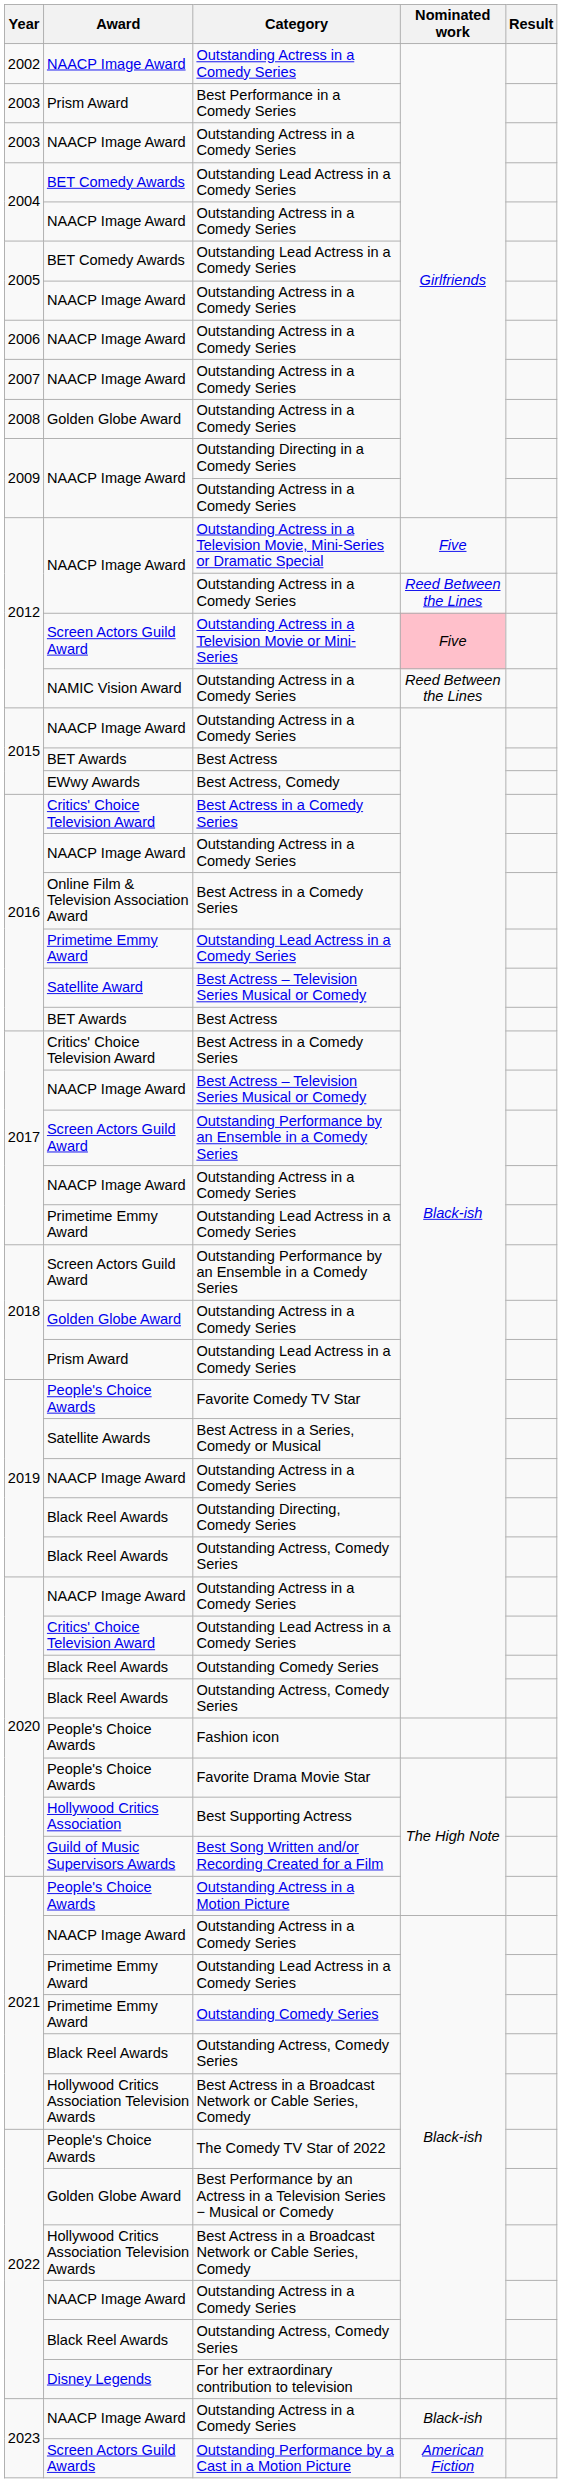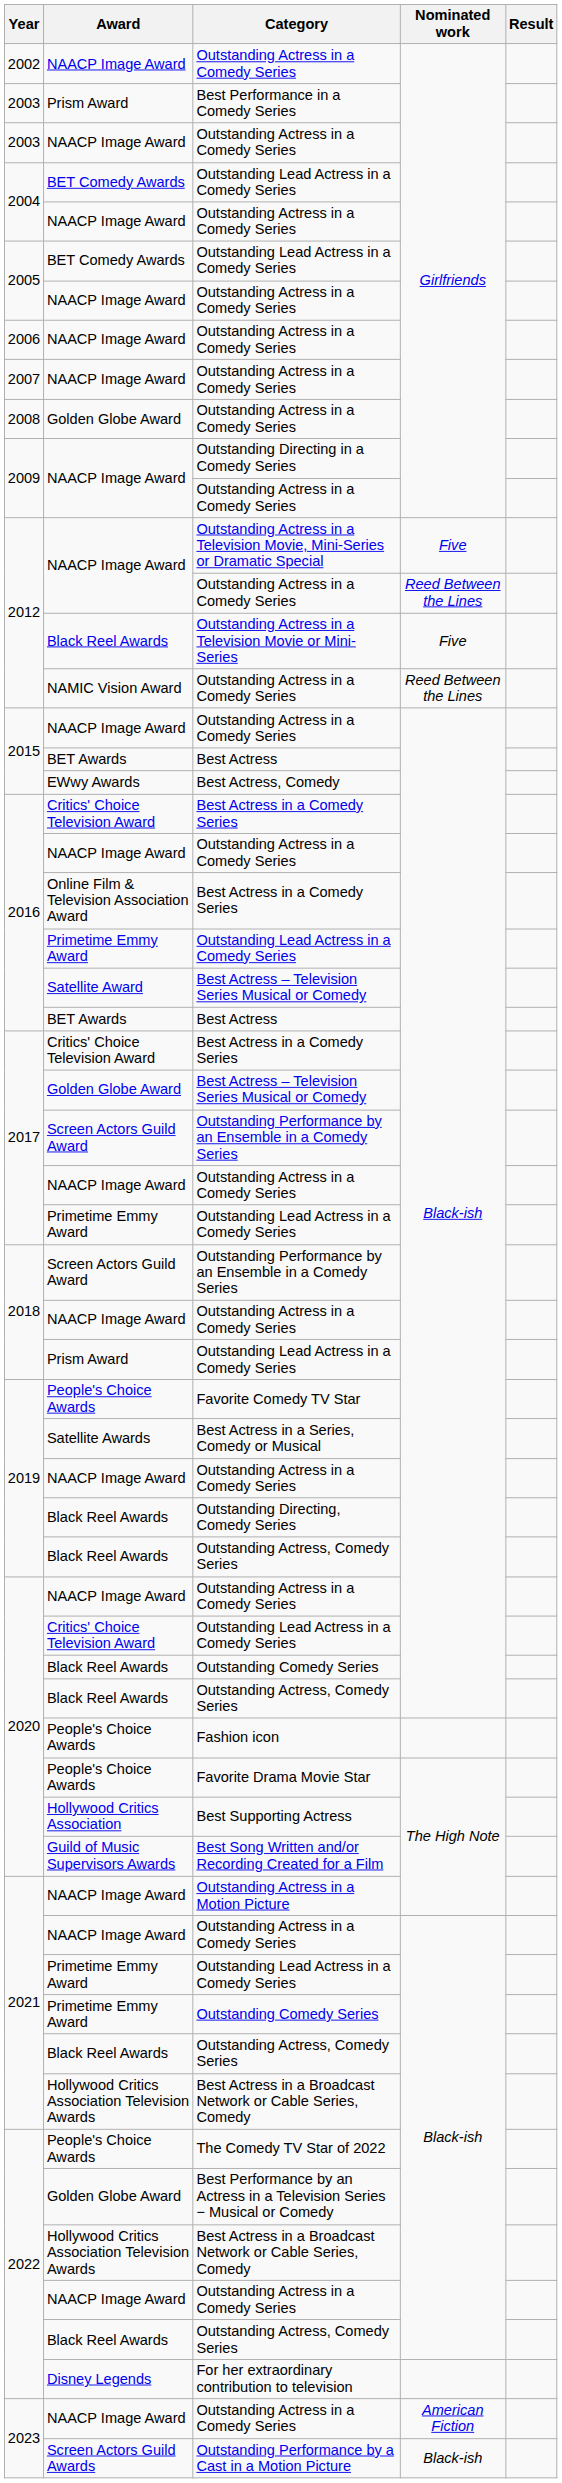(111, 640) Screen Actors Guild Award -> (107, 640) Black Reel Awards
(453, 640) pink background -> (453, 640) no background
(116, 1089) NAACP Image Award -> (114, 1089) Golden Globe Award
(114, 1320) Golden Globe Award -> (116, 1320) NAACP Image Award
(99, 1895) People's Choice Awards -> (116, 1895) NAACP Image Award
(453, 2418) Black-ish -> (453, 2418) American Fiction
(453, 2458) American Fiction -> (453, 2458) Black-ish
